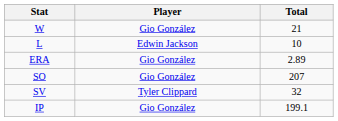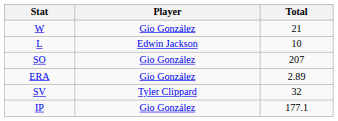rows swapped: (39, 60) <-> (39, 76)
(297, 108) 199.1 -> (297, 108) 177.1
